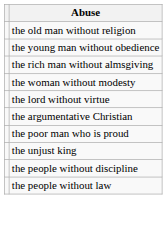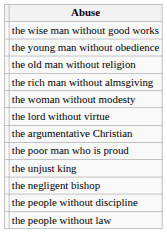+ row: (85, 30)
rows swapped: (74, 30) <-> (86, 47)
+ row: (56, 185)
